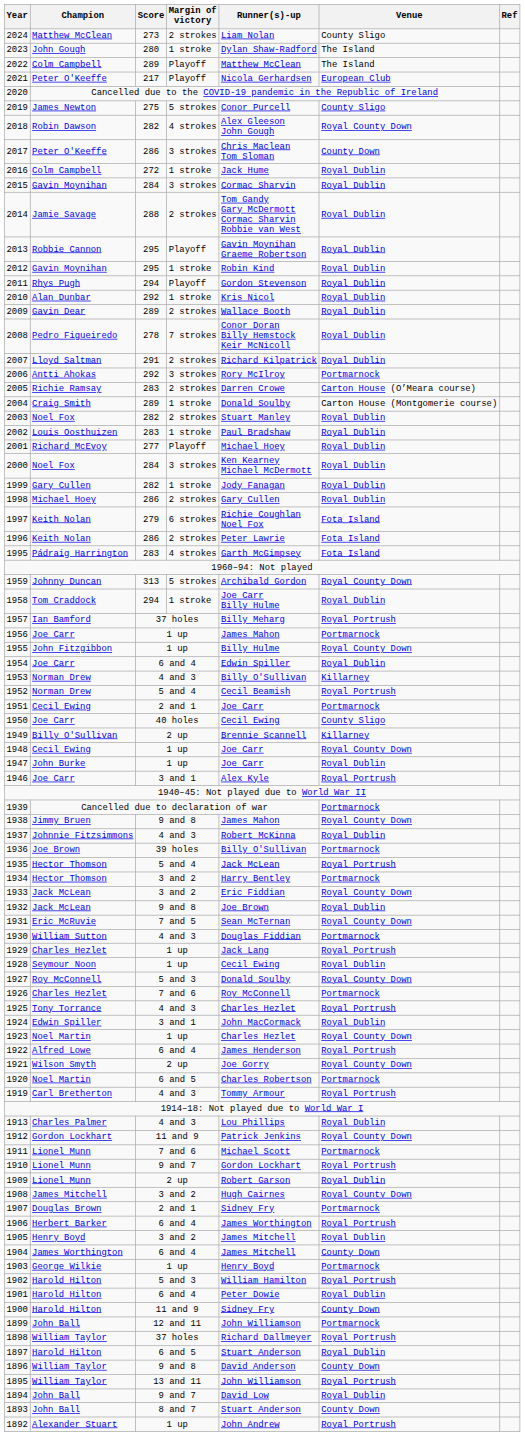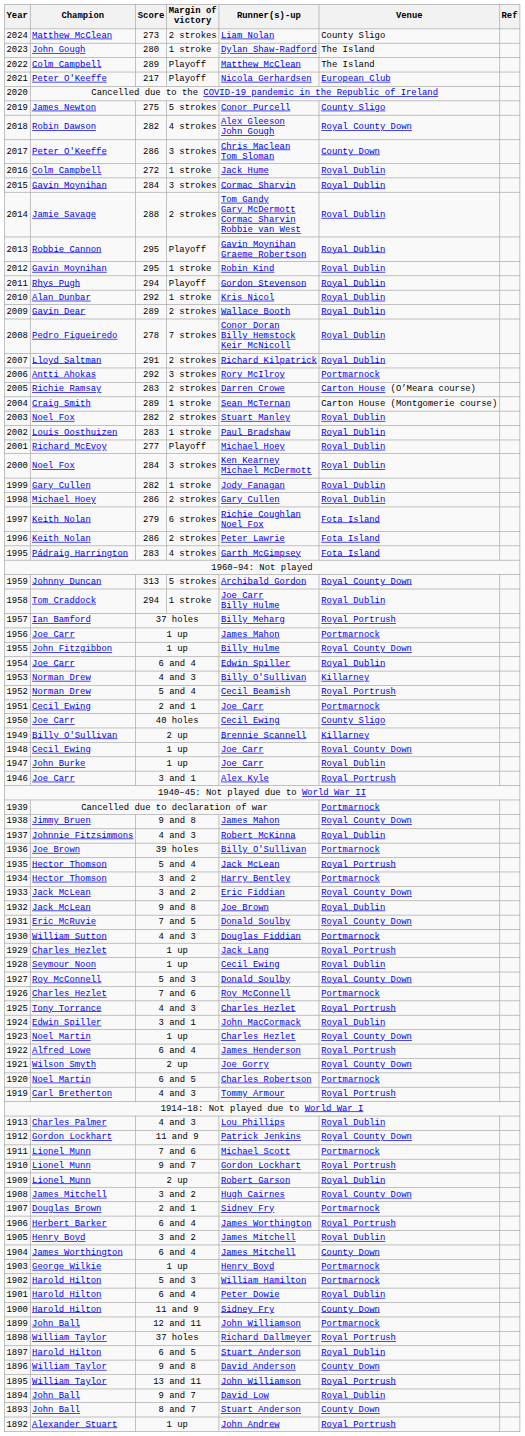(256, 404) Donald Soulby -> (256, 404) Sean McTernan
(256, 922) Sean McTernan -> (256, 922) Donald Soulby
(359, 1281) Royal Portrush -> (351, 1281) Portmarnock
